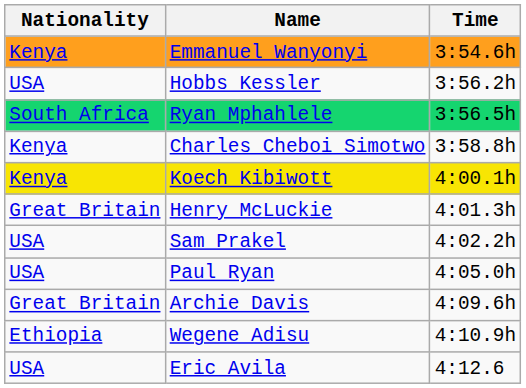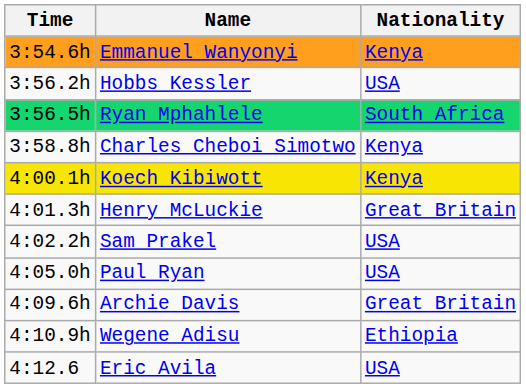columns swapped: (475, 21) <-> (85, 21)
